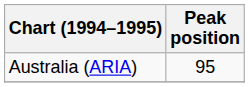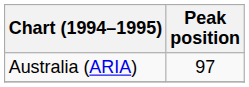(205, 67) 95 -> (205, 67) 97
